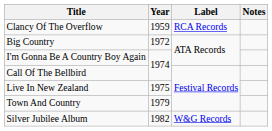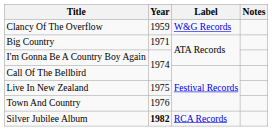(200, 27) RCA Records -> (203, 27) W&G Records
(160, 42) 1972 -> (160, 42) 1971
(160, 103) 1979 -> (160, 103) 1976
(160, 118) normal -> (160, 118) bold
(203, 118) W&G Records -> (200, 118) RCA Records
